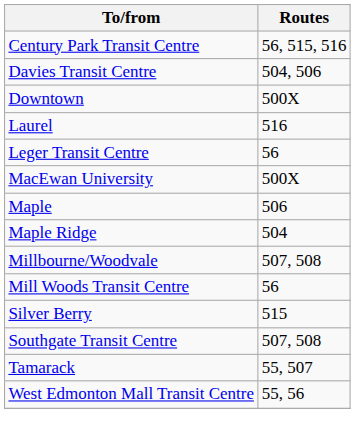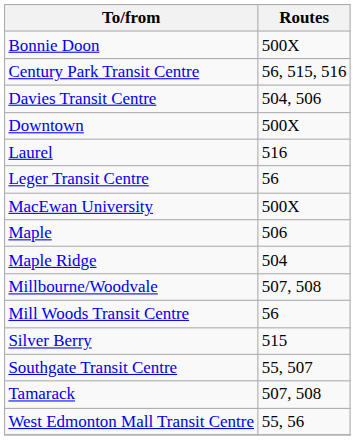+ row: (54, 44)
(291, 340) 507, 508 -> (287, 367) 55, 507
(287, 367) 55, 507 -> (291, 394) 507, 508
